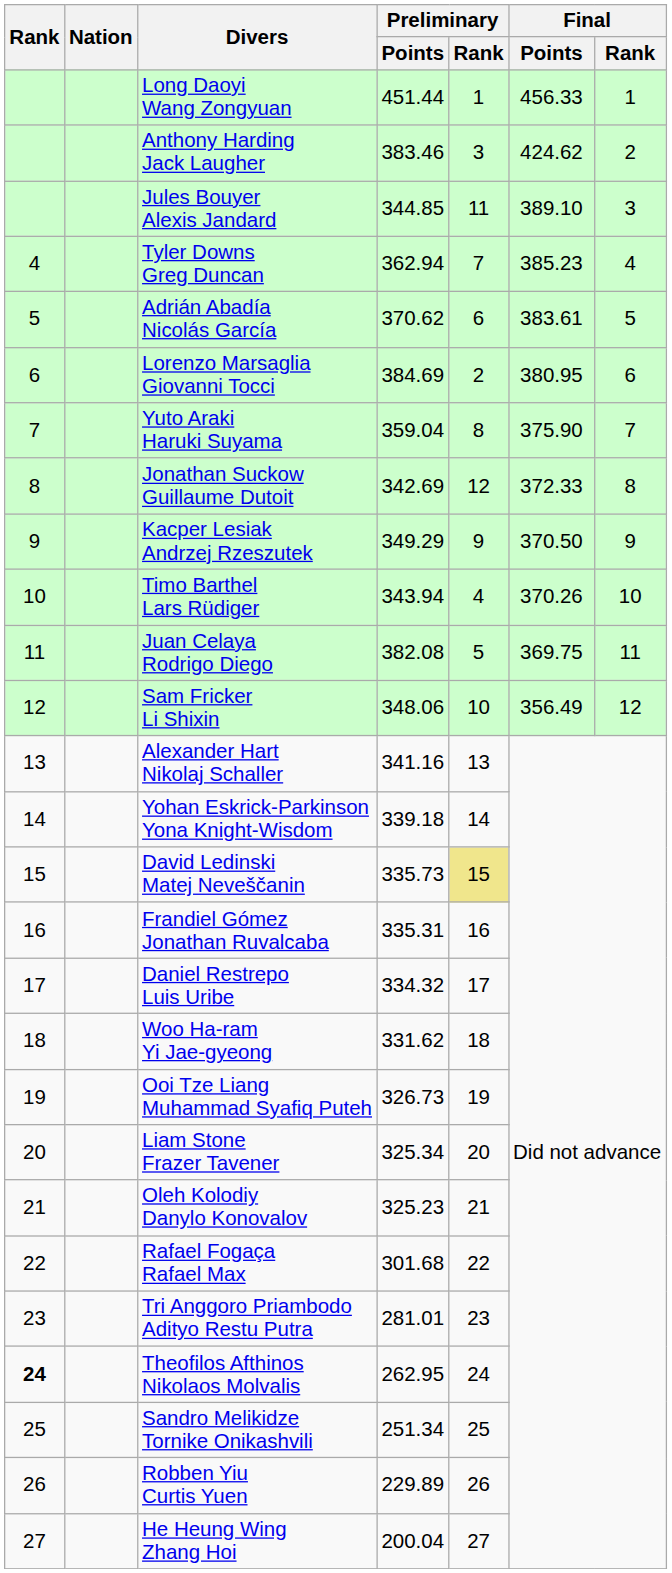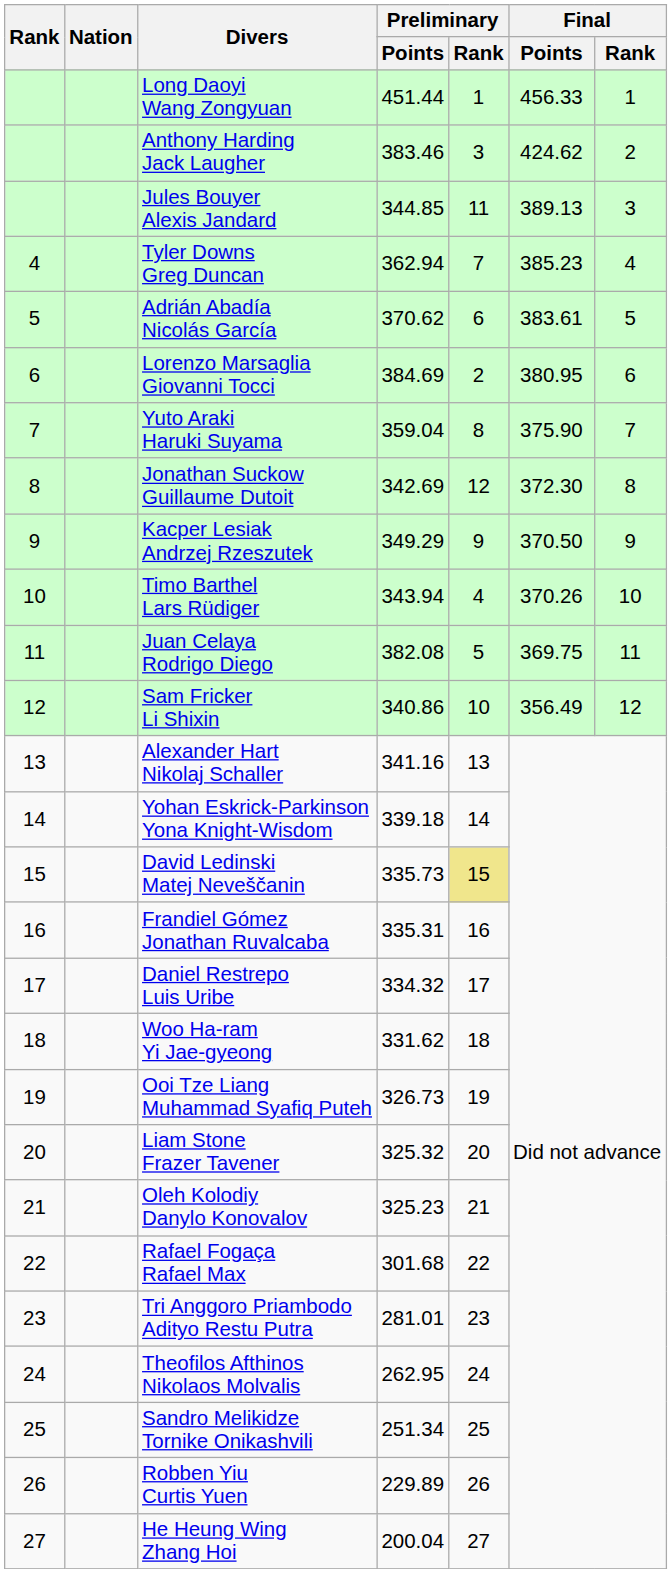(551, 208) 389.10 -> (551, 208) 389.13
(551, 485) 372.33 -> (551, 485) 372.30
(413, 707) 348.06 -> (413, 707) 340.86
(413, 1152) 325.34 -> (413, 1152) 325.32
(34, 1374) bold -> (34, 1374) normal
